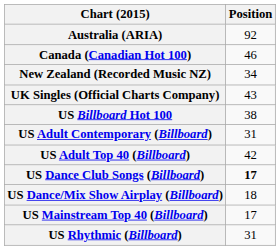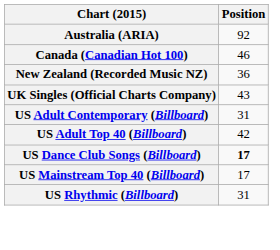(251, 74) 34 -> (243, 74) 36
- row: (115, 114)
- row: (115, 194)
